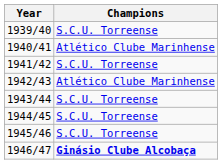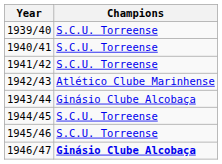(136, 47) Atlético Clube Marinhense -> (107, 47) S.C.U. Torreense
(107, 99) S.C.U. Torreense -> (126, 99) Ginásio Clube Alcobaça
